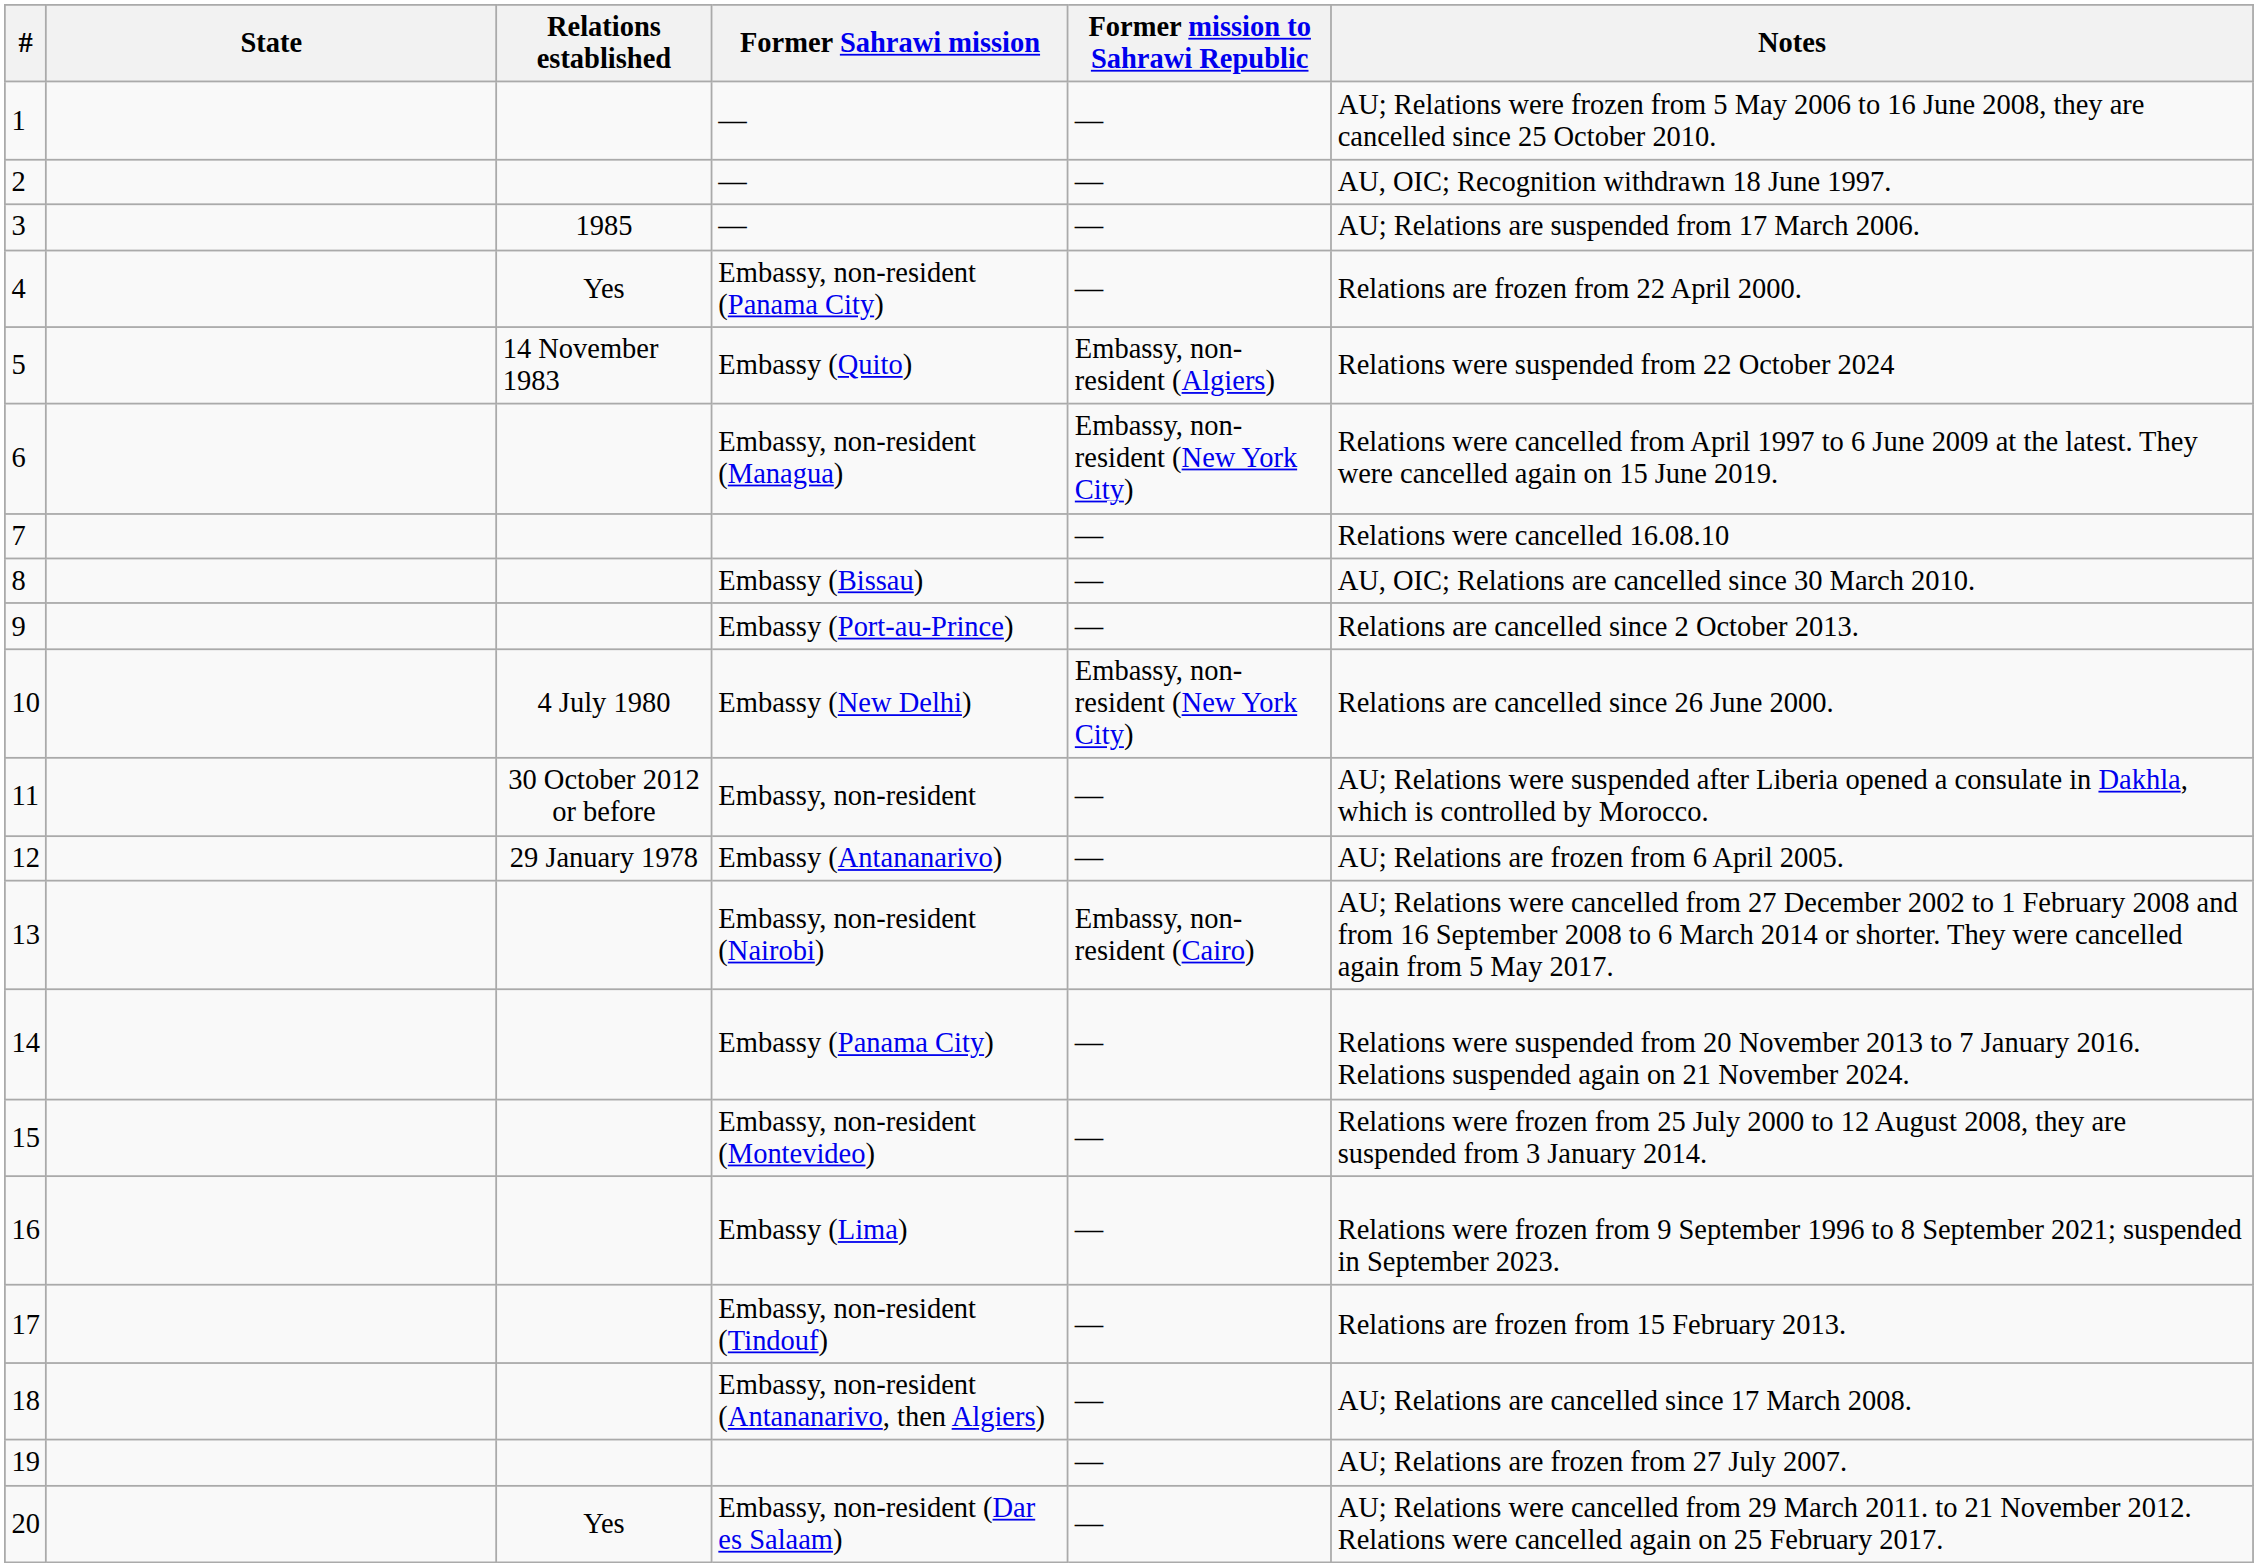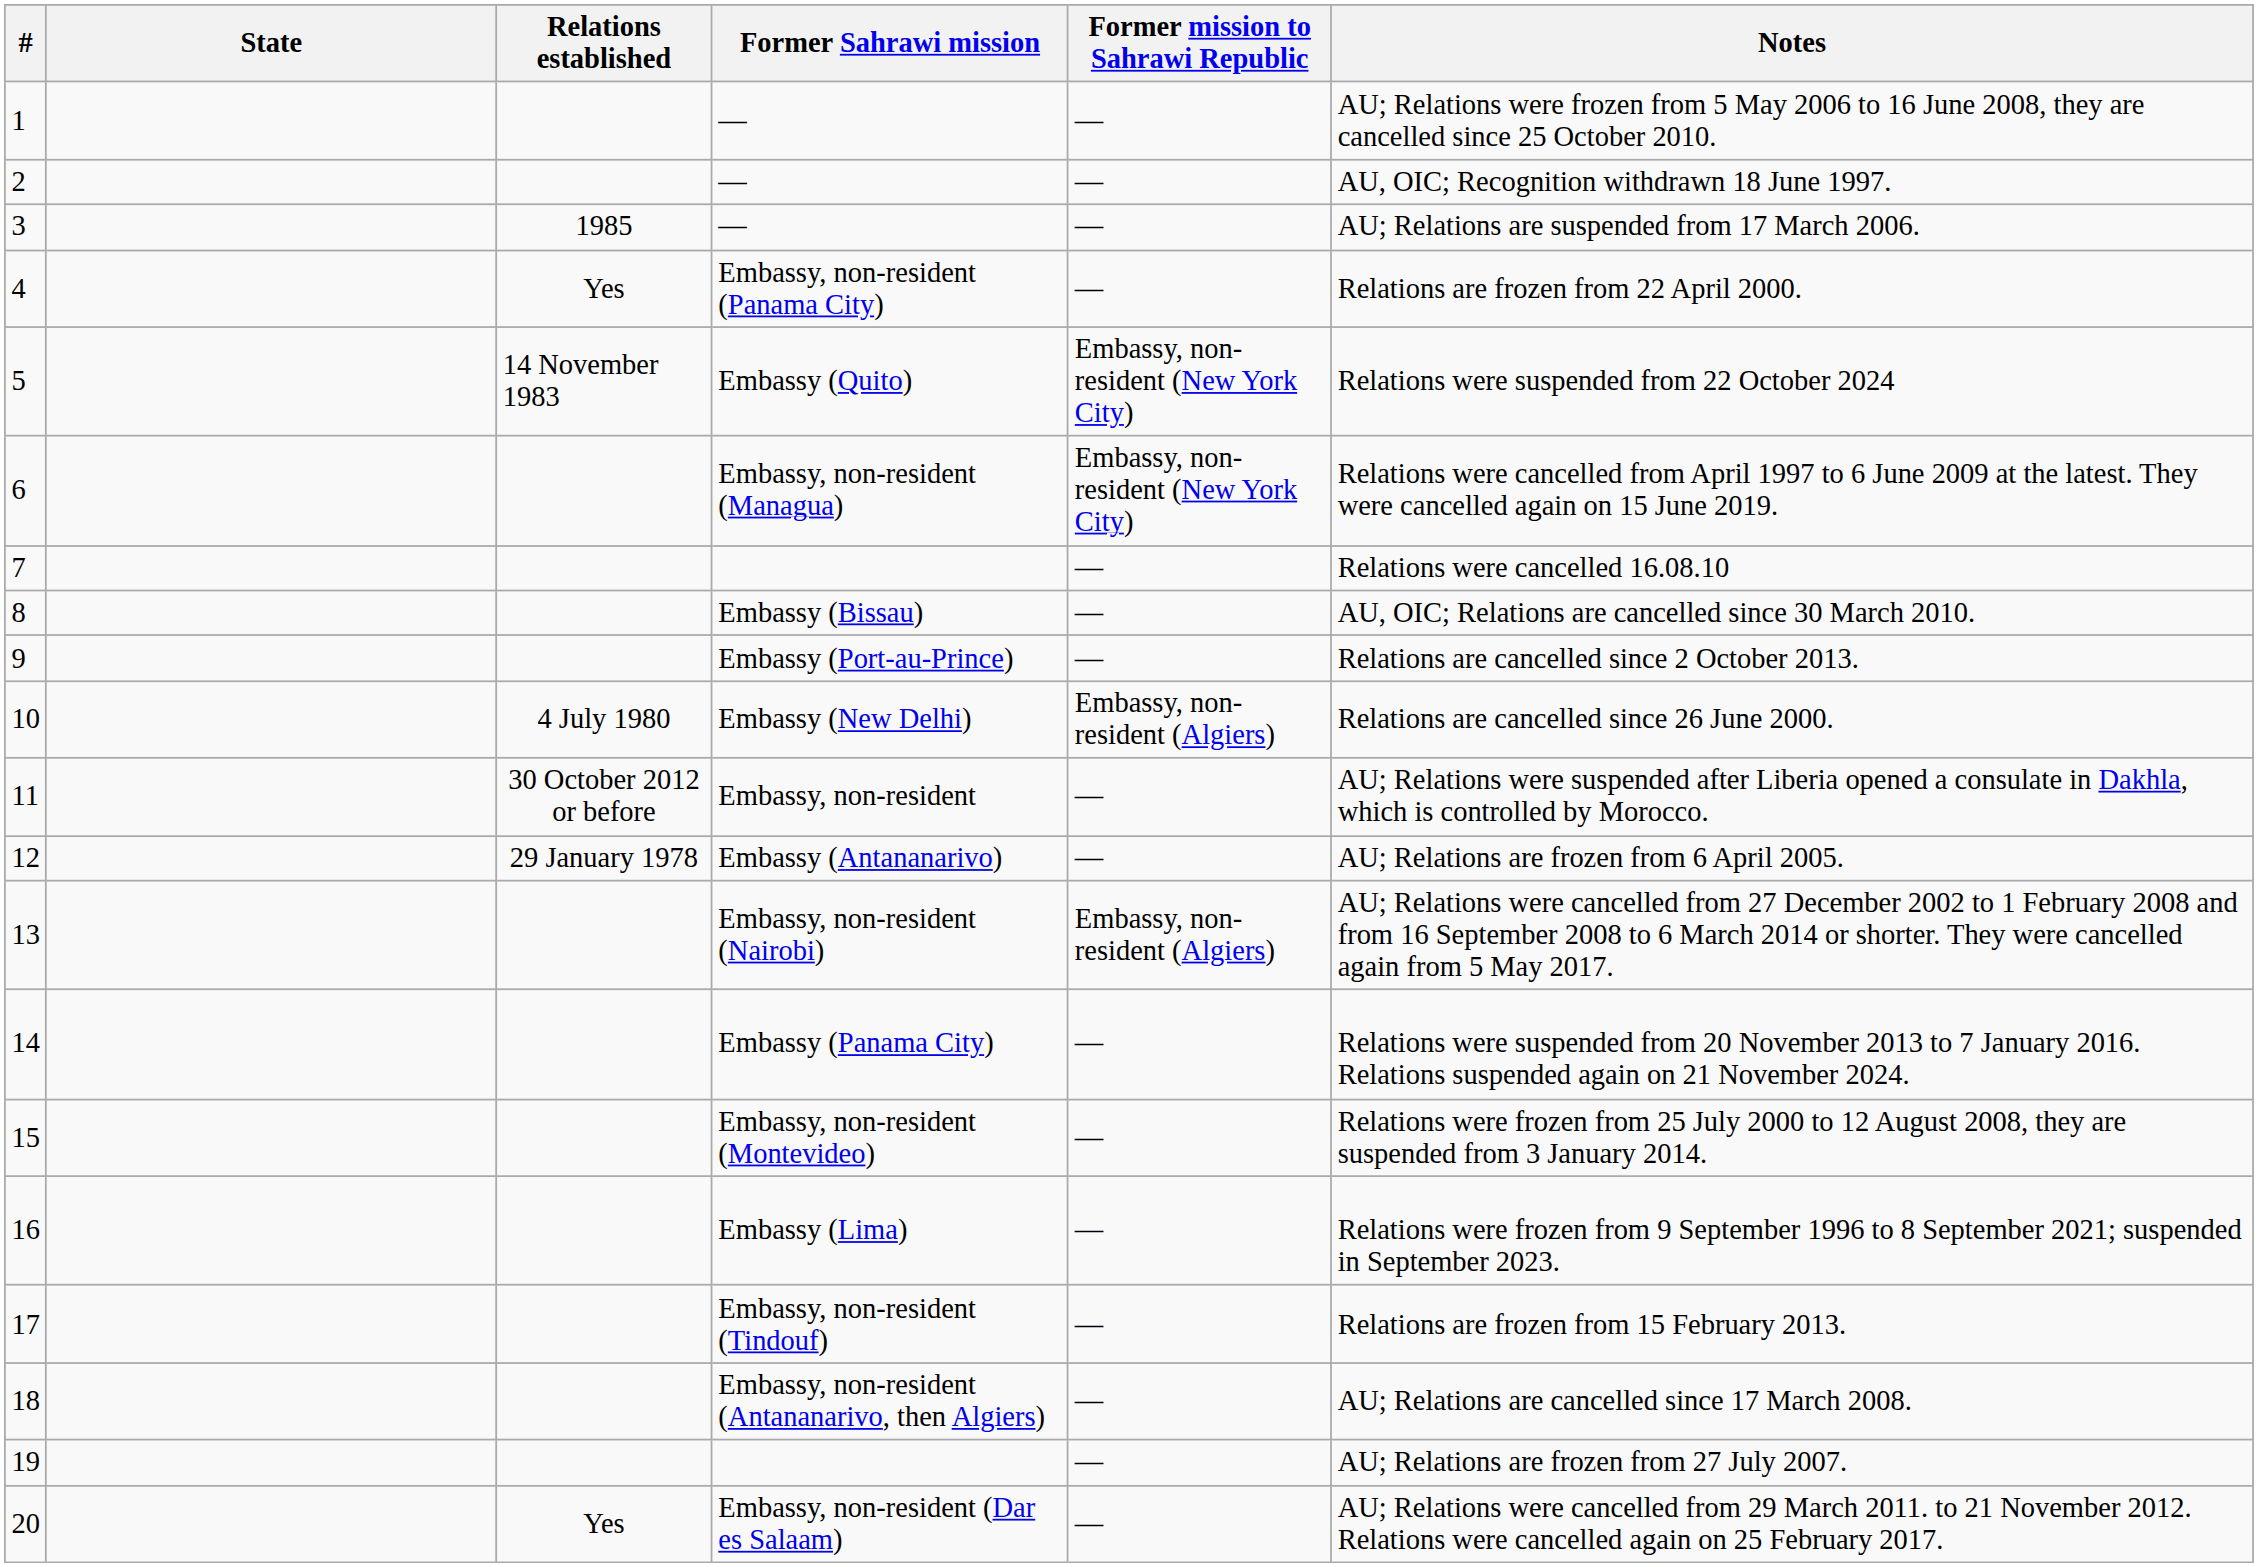(1175, 365) Embassy, non-resident (Algiers) -> (1186, 381) Embassy, non-resident (New York City)
(1186, 703) Embassy, non-resident (New York City) -> (1175, 719) Embassy, non-resident (Algiers)
(1165, 934) Embassy, non-resident (Cairo) -> (1175, 934) Embassy, non-resident (Algiers)
